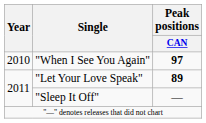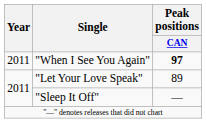(19, 60) 2010 -> (19, 60) 2011
(177, 79) bold -> (177, 79) normal
